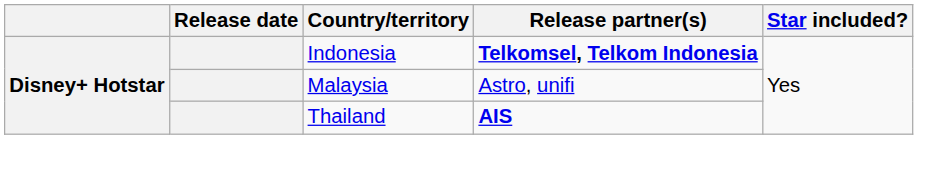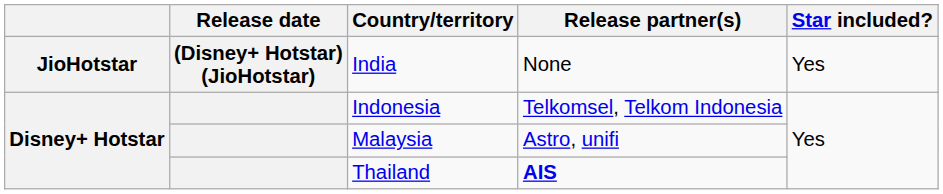+ row: (374, 64)
(618, 52) bold -> (653, 107) normal
